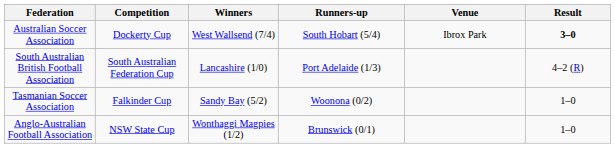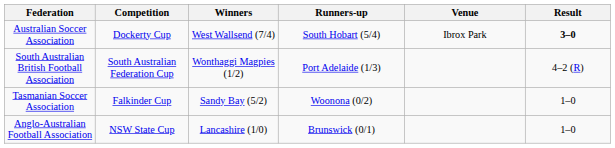(233, 68) Lancashire (1/0) -> (233, 68) Wonthaggi Magpies (1/2)
(233, 129) Wonthaggi Magpies (1/2) -> (233, 129) Lancashire (1/0)
